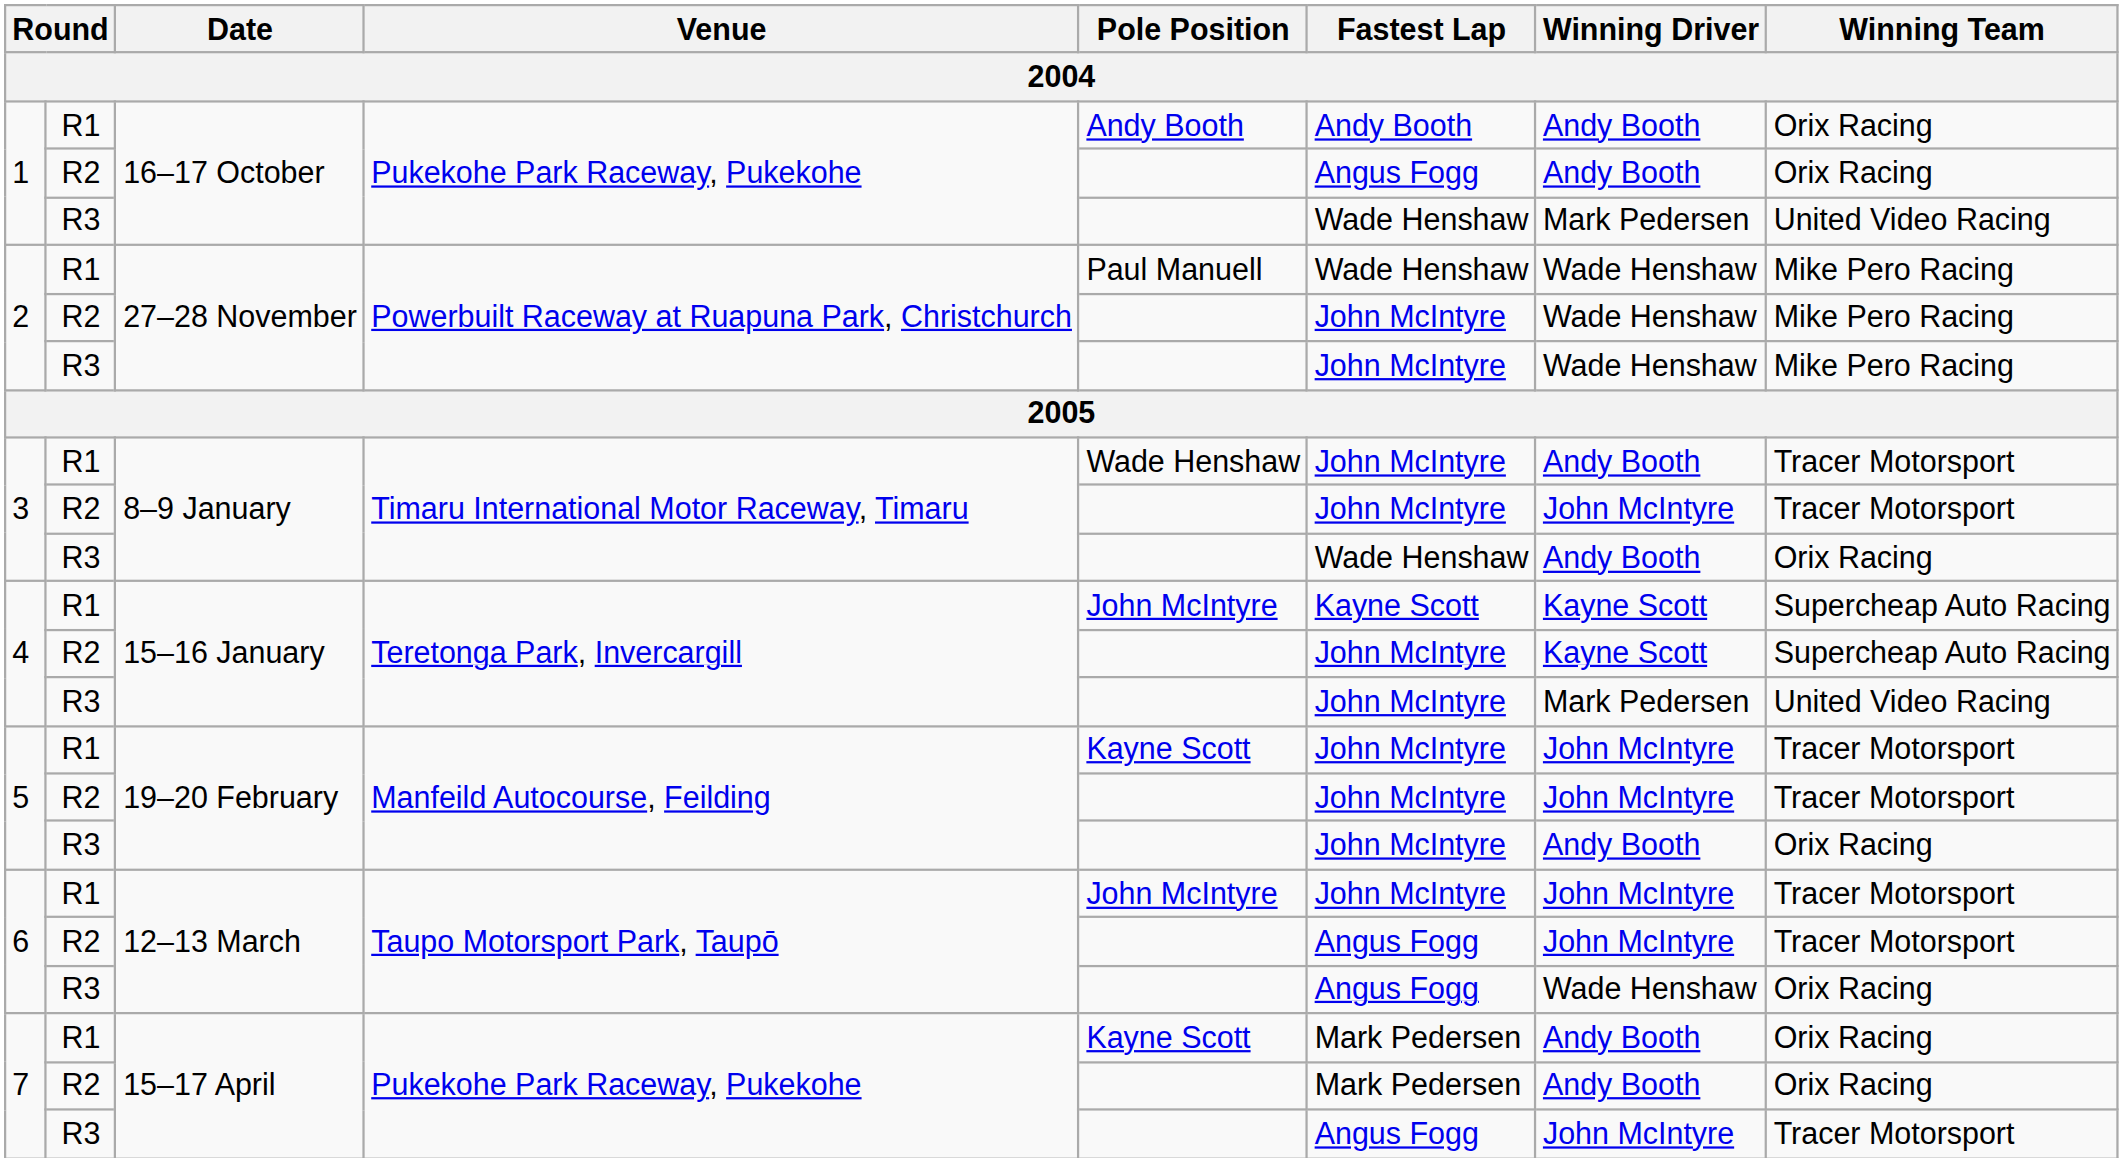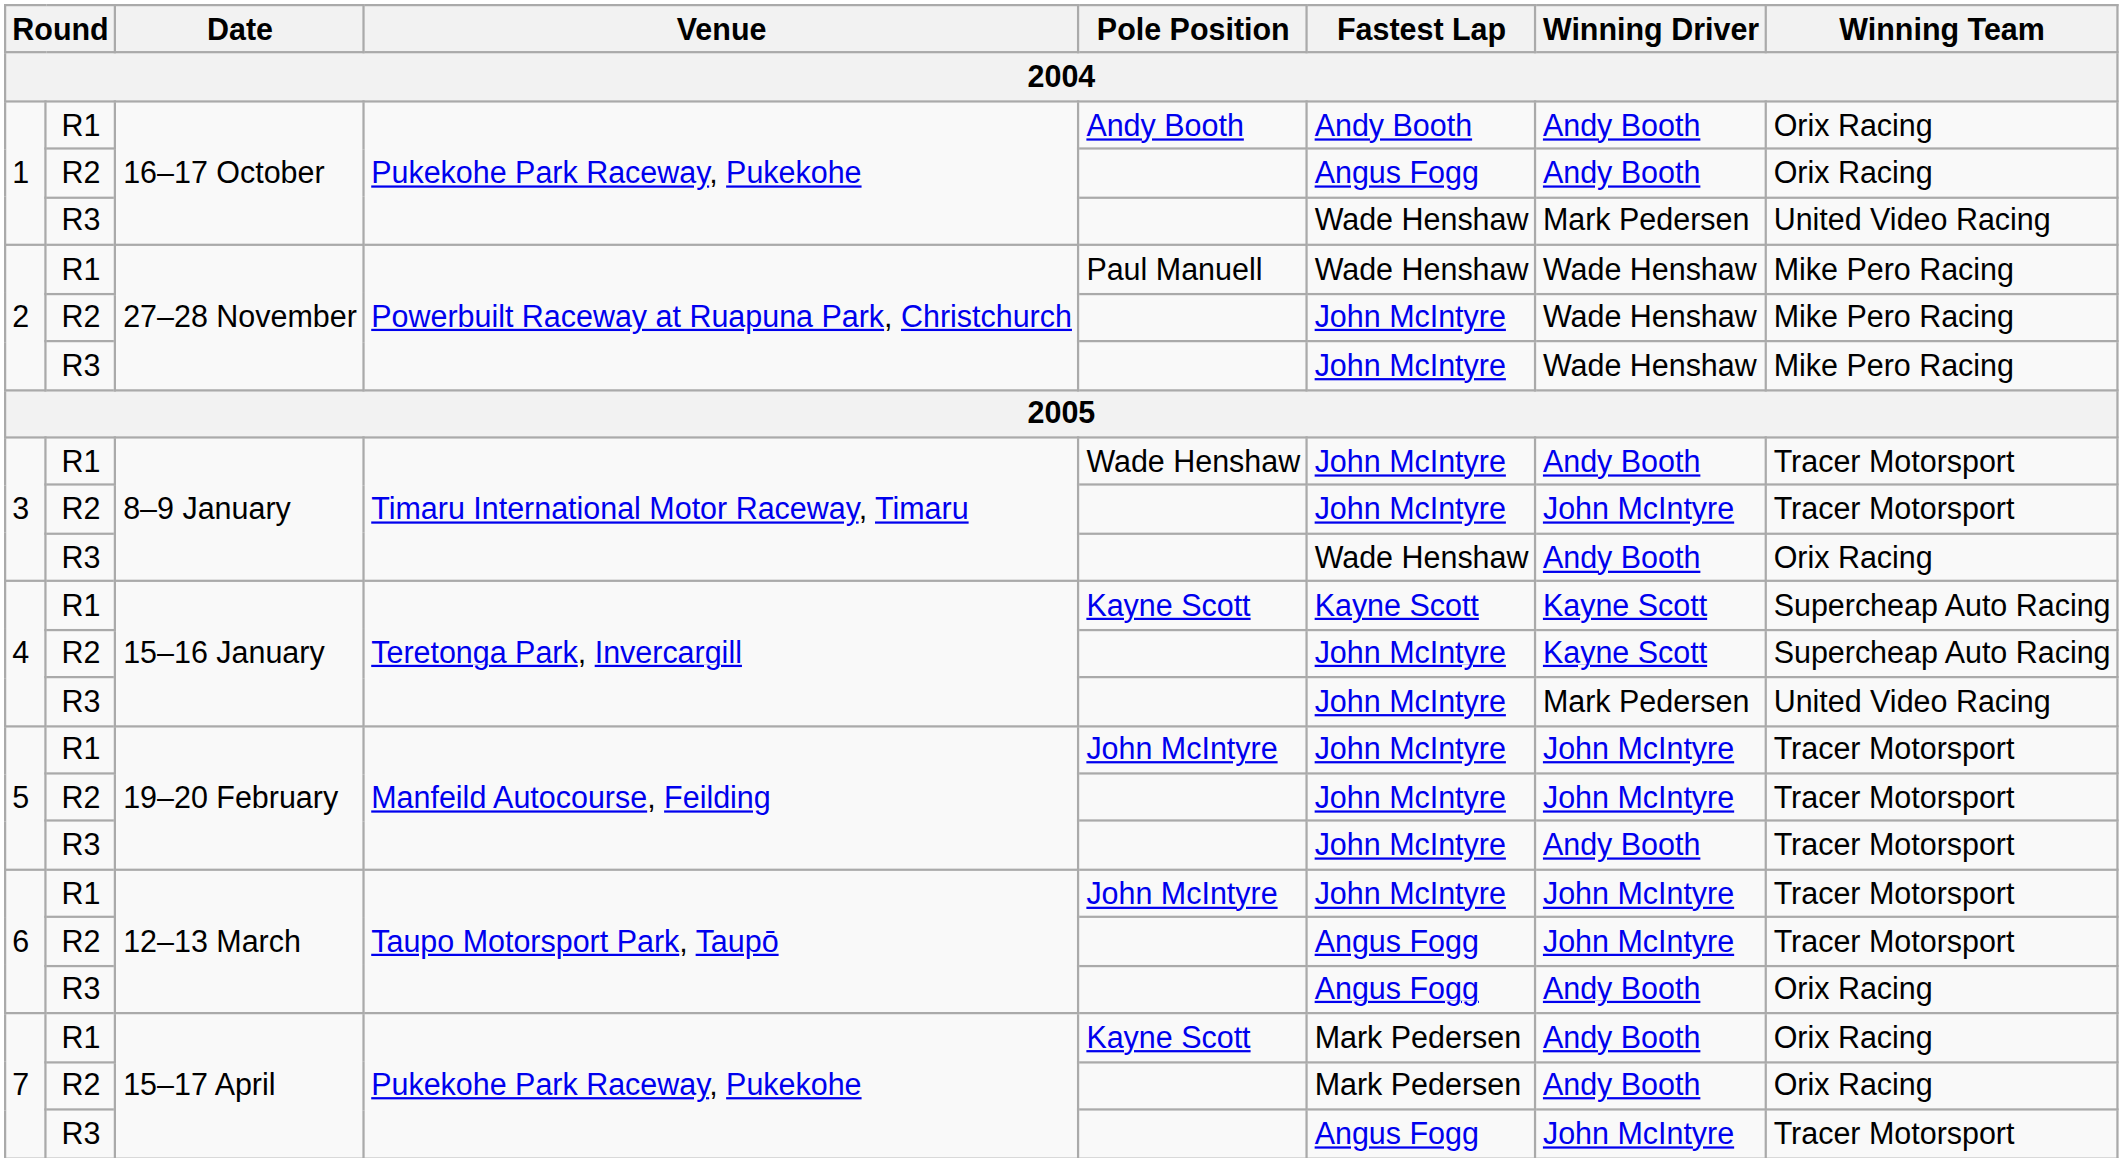(1182, 605) John McIntyre -> (1168, 605) Kayne Scott
(1168, 749) Kayne Scott -> (1182, 749) John McIntyre
(1853, 845) Orix Racing -> (1894, 845) Tracer Motorsport
(1650, 989) Wade Henshaw -> (1622, 989) Andy Booth
